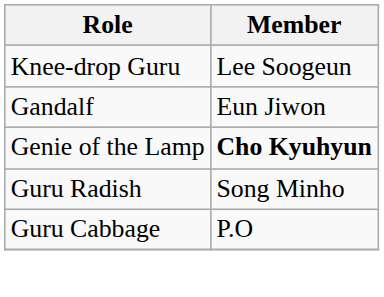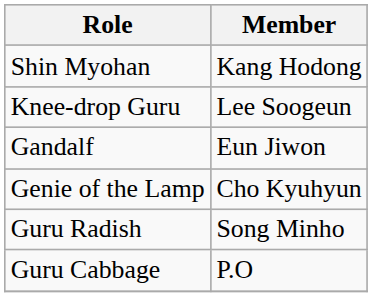+ row: (81, 65)
(294, 147) bold -> (289, 188) normal
